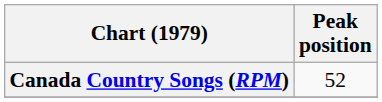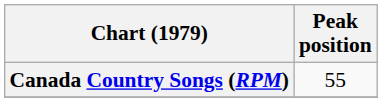(335, 79) 52 -> (335, 79) 55
